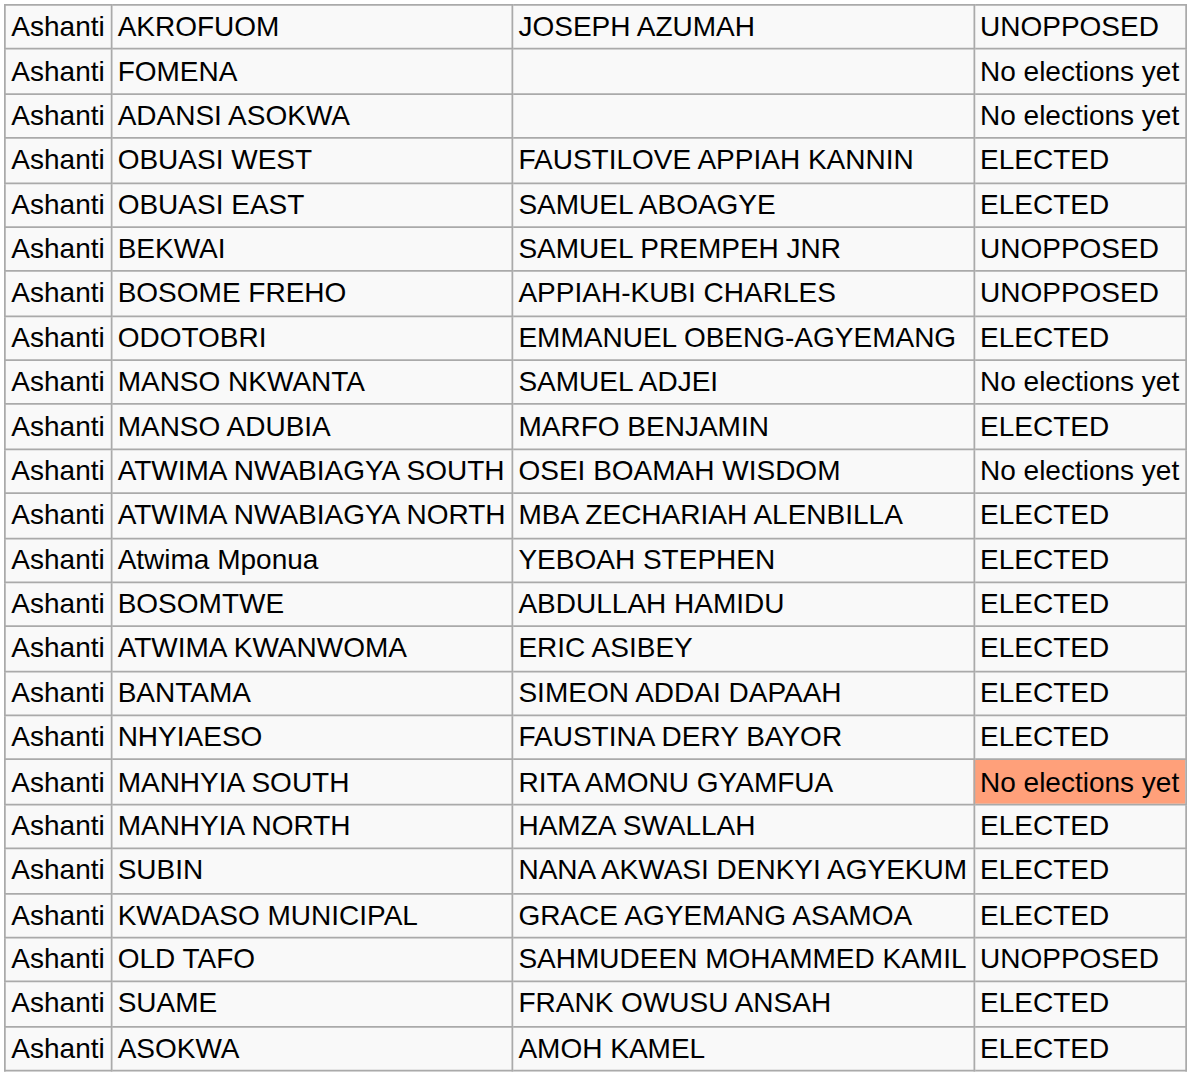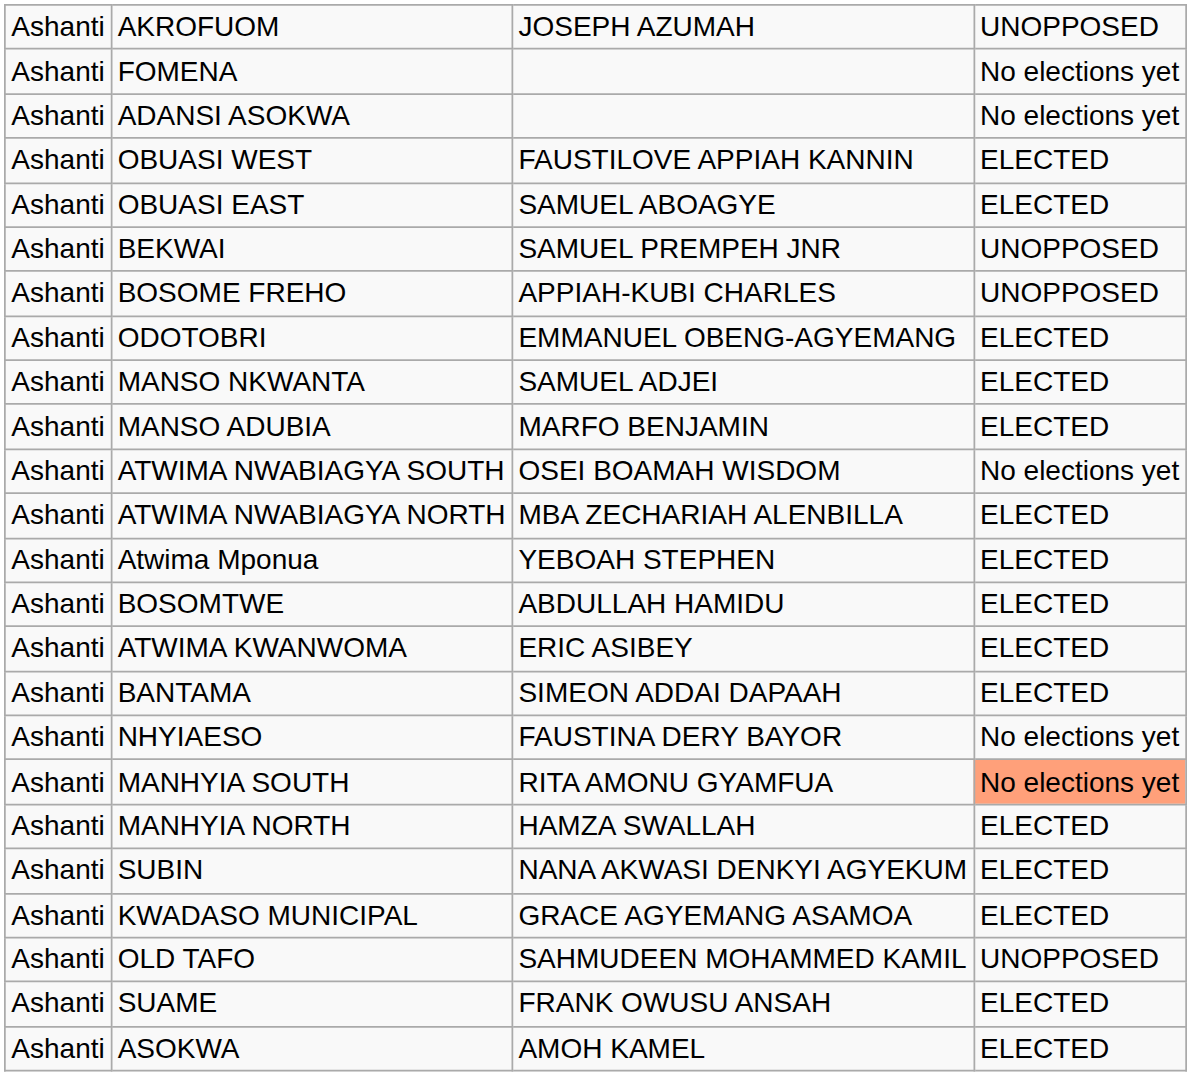(1080, 381) No elections yet -> (1045, 381) ELECTED
(1045, 737) ELECTED -> (1080, 737) No elections yet
